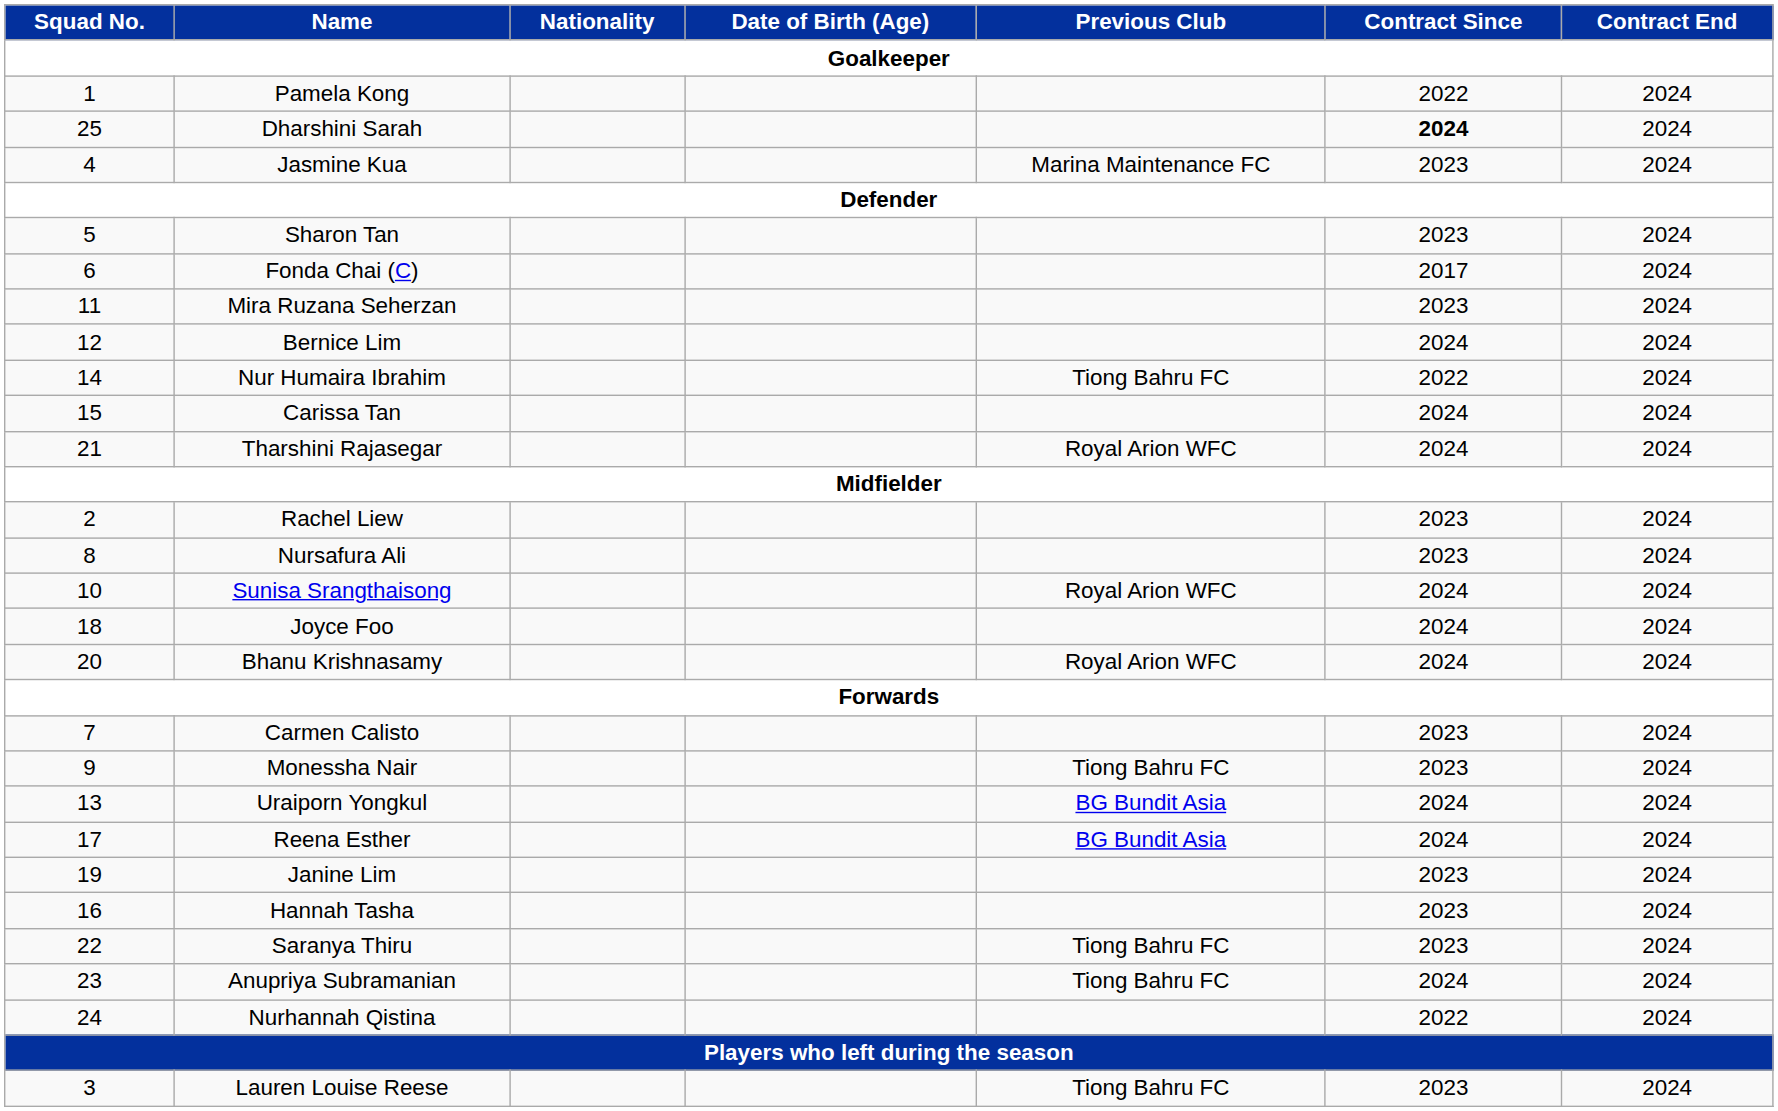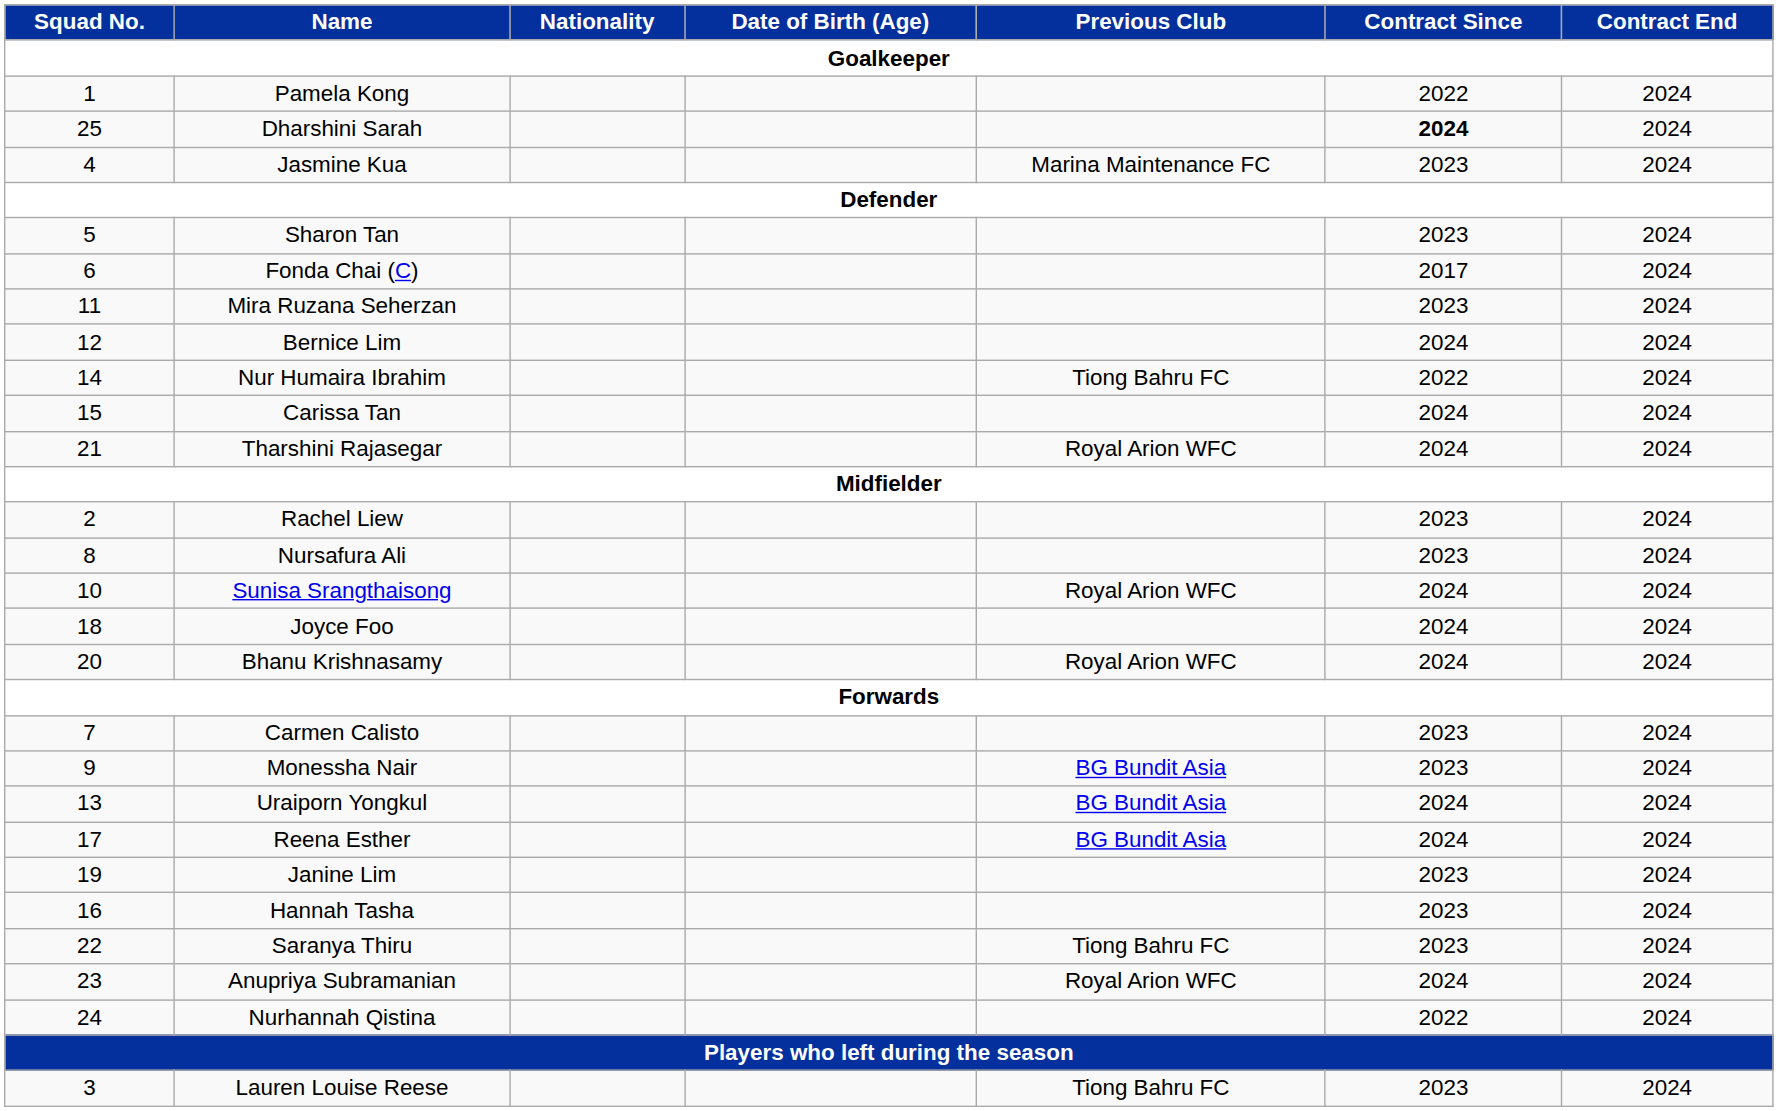(1151, 768) Tiong Bahru FC -> (1151, 768) BG Bundit Asia
(1151, 981) Tiong Bahru FC -> (1151, 981) Royal Arion WFC
